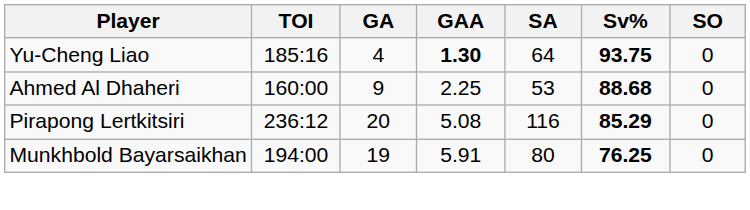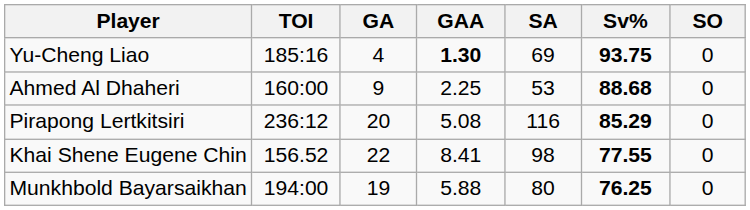(543, 54) 64 -> (543, 54) 69
+ row: (128, 155)
(461, 155) 5.91 -> (461, 188) 5.88
